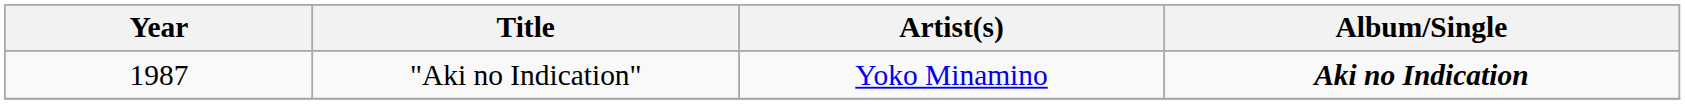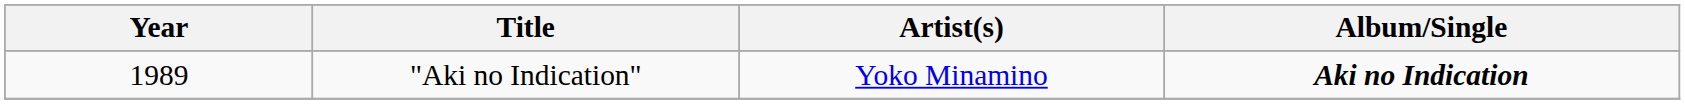(159, 74) 1987 -> (159, 74) 1989
